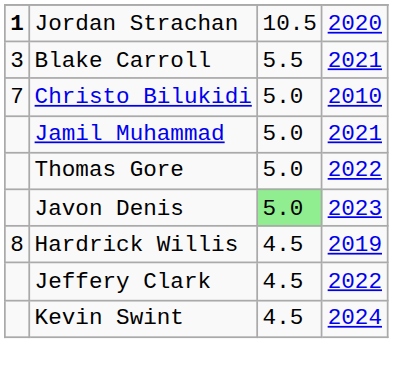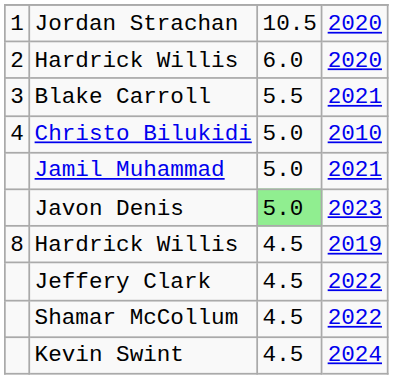(17, 23) bold -> (17, 23) normal
+ row: (136, 60)
(17, 97) 7 -> (17, 134) 4
- row: (109, 171)
+ row: (136, 318)
